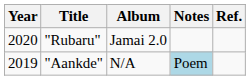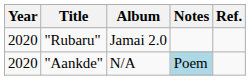(23, 63) 2019 -> (23, 63) 2020
